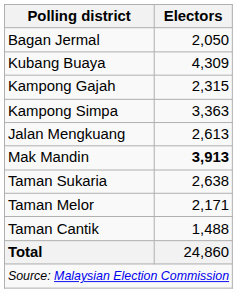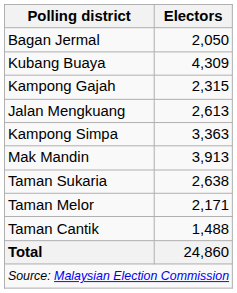rows swapped: (67, 134) <-> (63, 110)
(210, 157) bold -> (210, 157) normal
